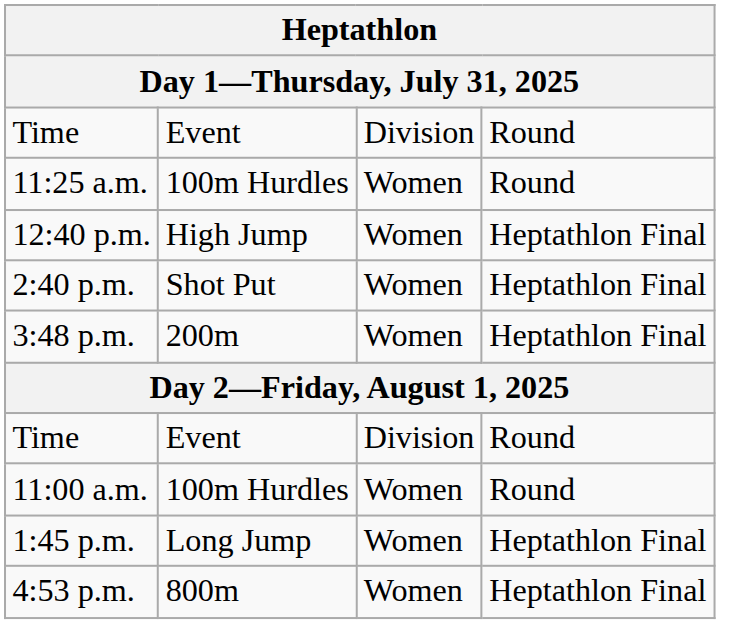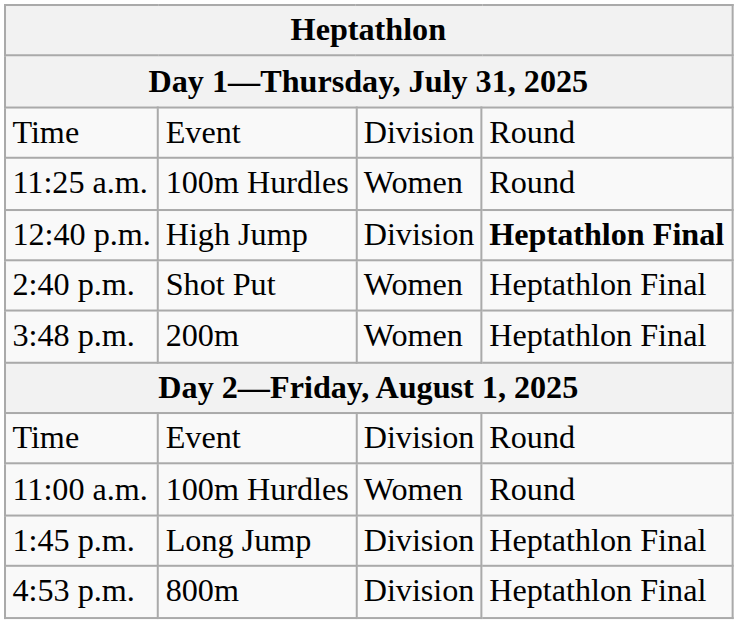(413, 234) Women -> (419, 234) Division
(598, 234) normal -> (607, 234) bold
(413, 540) Women -> (419, 540) Division
(413, 591) Women -> (419, 591) Division
